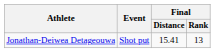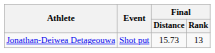(169, 40) 15.41 -> (169, 40) 15.73
